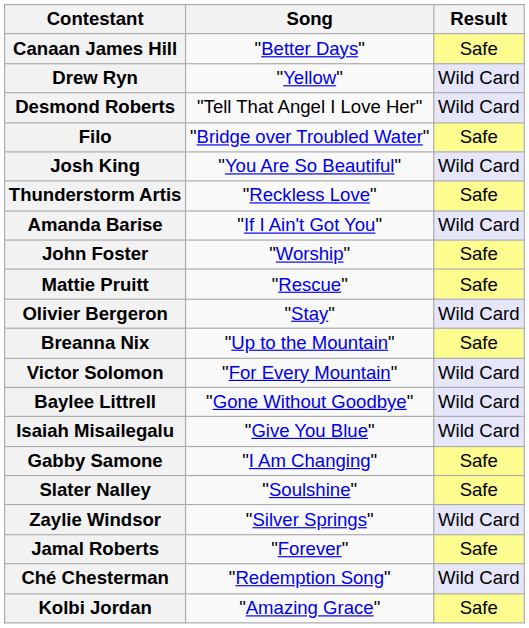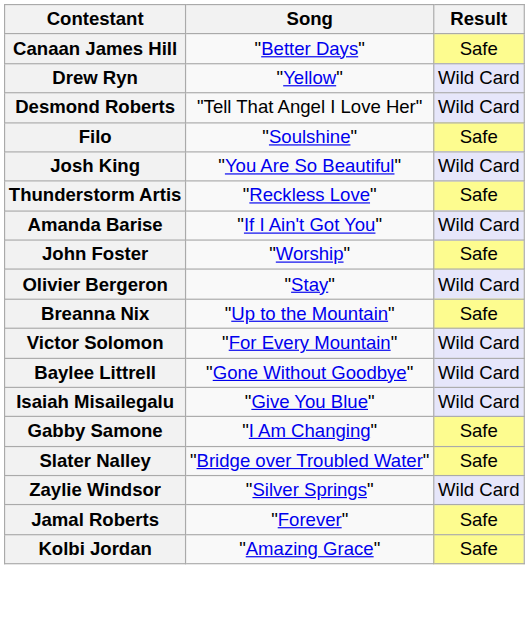(310, 136) "Bridge over Troubled Water" -> (310, 136) "Soulshine"
- row: (95, 284)
(310, 490) "Soulshine" -> (310, 460) "Bridge over Troubled Water"
- row: (95, 578)
